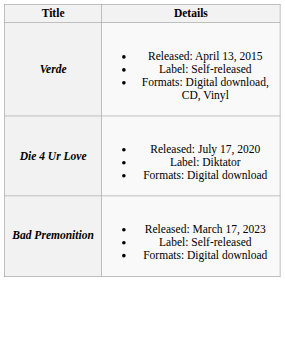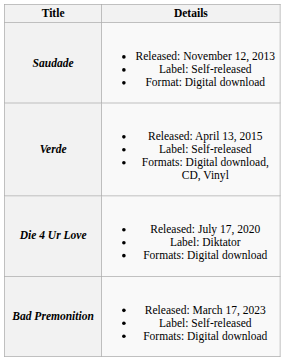+ row: (53, 62)
